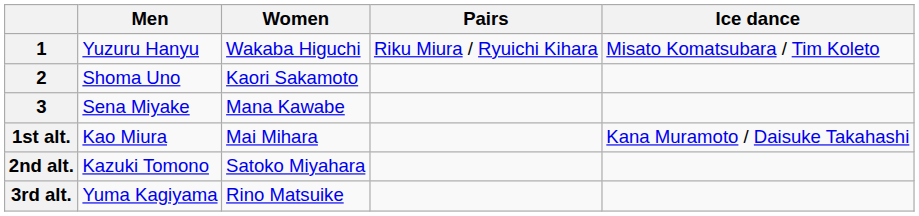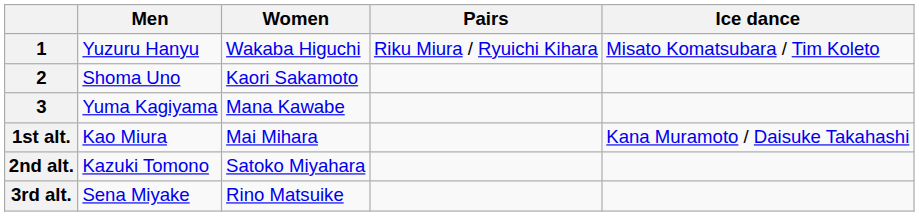(136, 107) Sena Miyake -> (150, 107) Yuma Kagiyama
(150, 195) Yuma Kagiyama -> (136, 195) Sena Miyake
